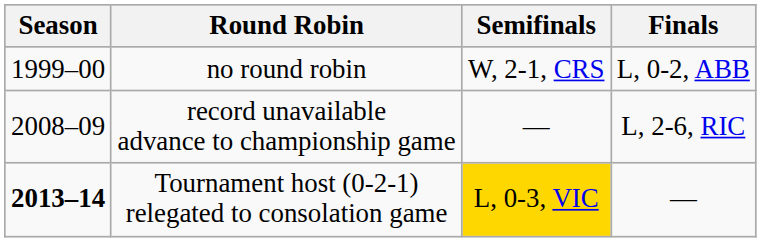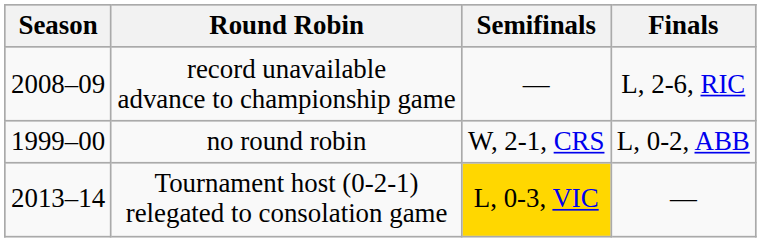rows swapped: (287, 68) <-> (287, 126)
(58, 199) bold -> (58, 199) normal
